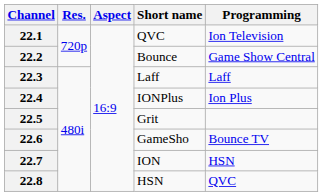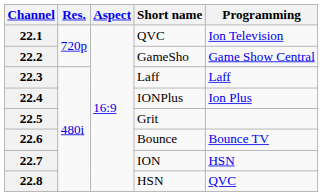(157, 56) Bounce -> (163, 56) GameSho
(163, 139) GameSho -> (157, 139) Bounce
